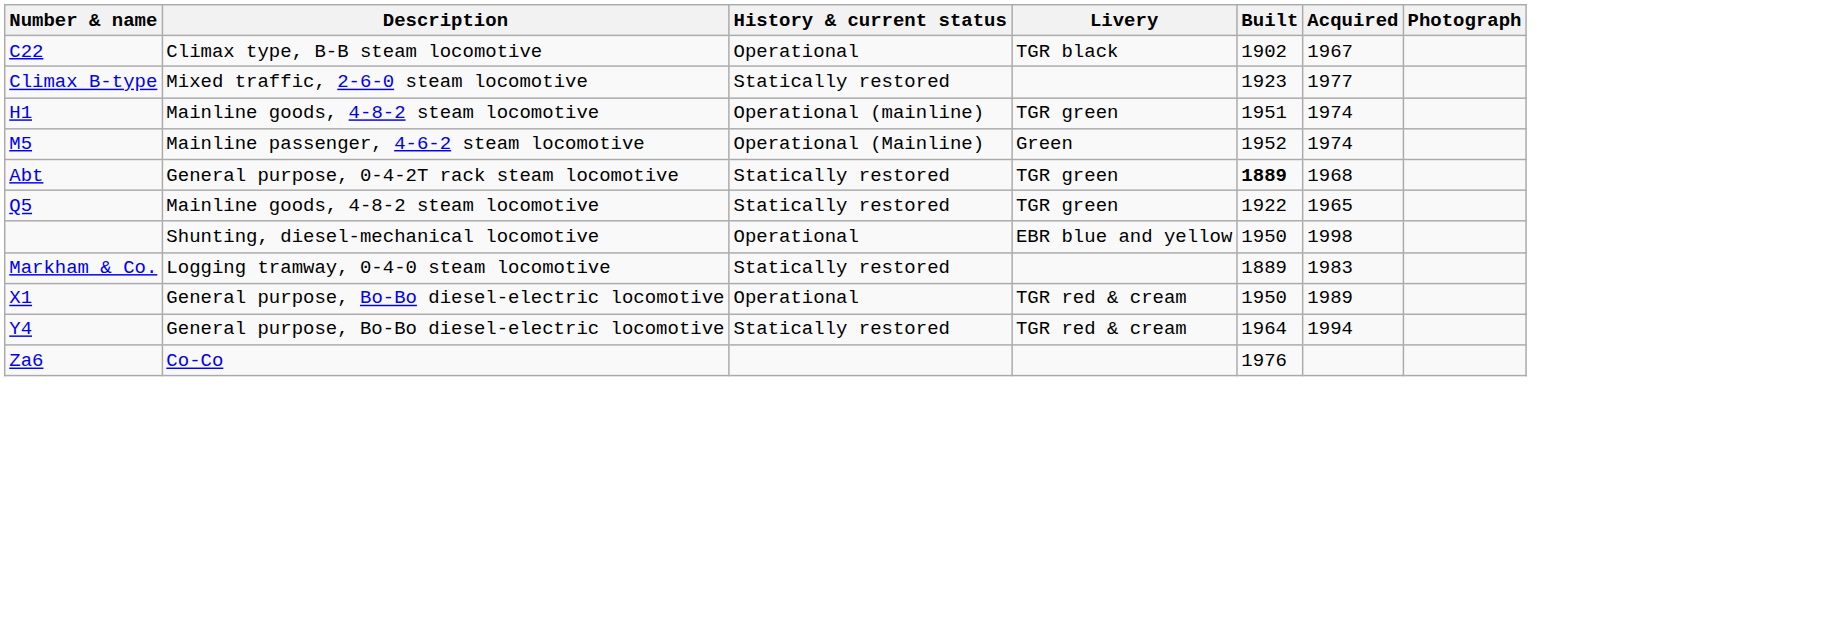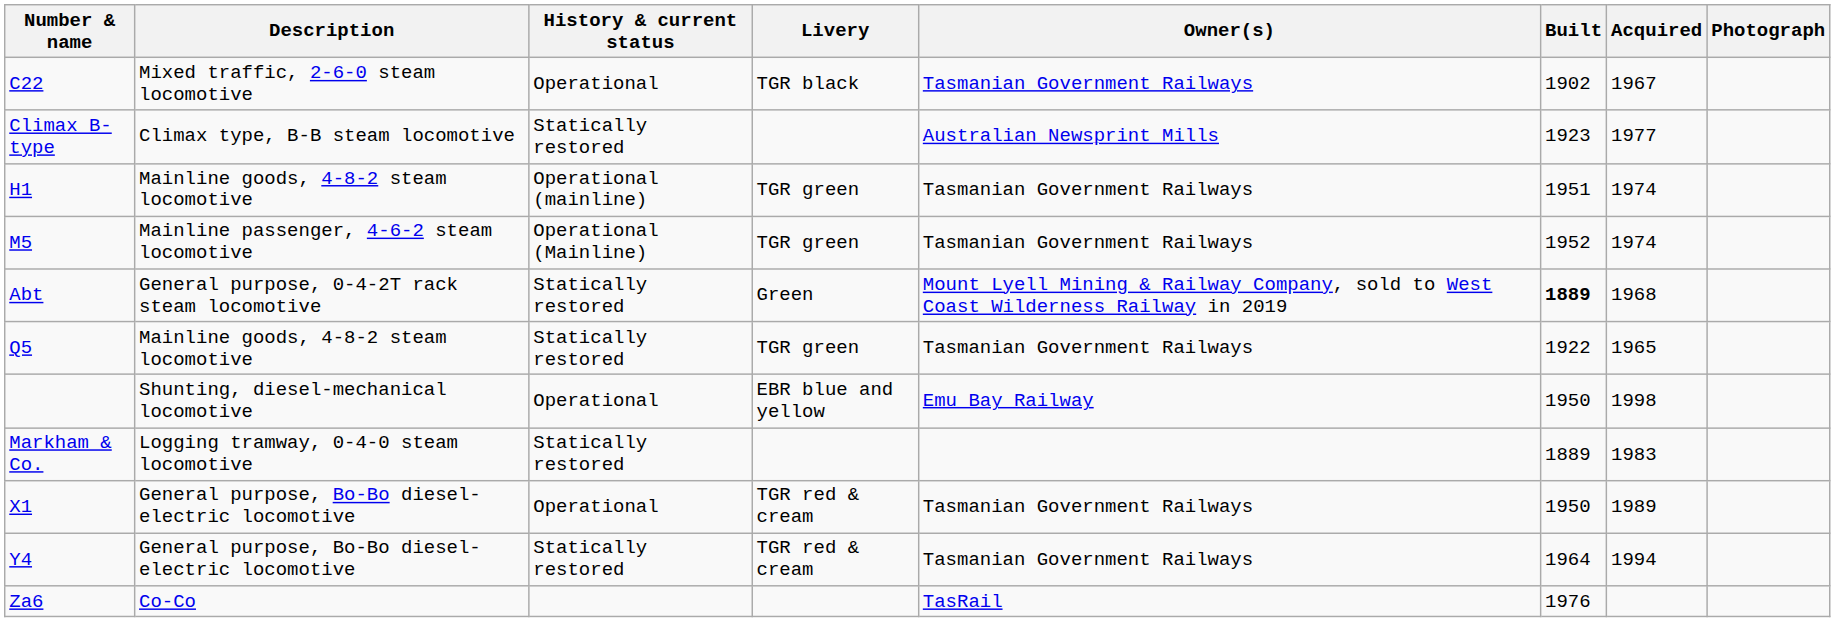+ column: (1229, 31)
(354, 51) Climax type, B-B steam locomotive -> (287, 84) Mixed traffic, 2-6-0 steam locomotive
(377, 82) Mixed traffic, 2-6-0 steam locomotive -> (327, 137) Climax type, B-B steam locomotive
(1044, 144) Green -> (808, 242) TGR green
(1067, 175) TGR green -> (785, 295) Green
